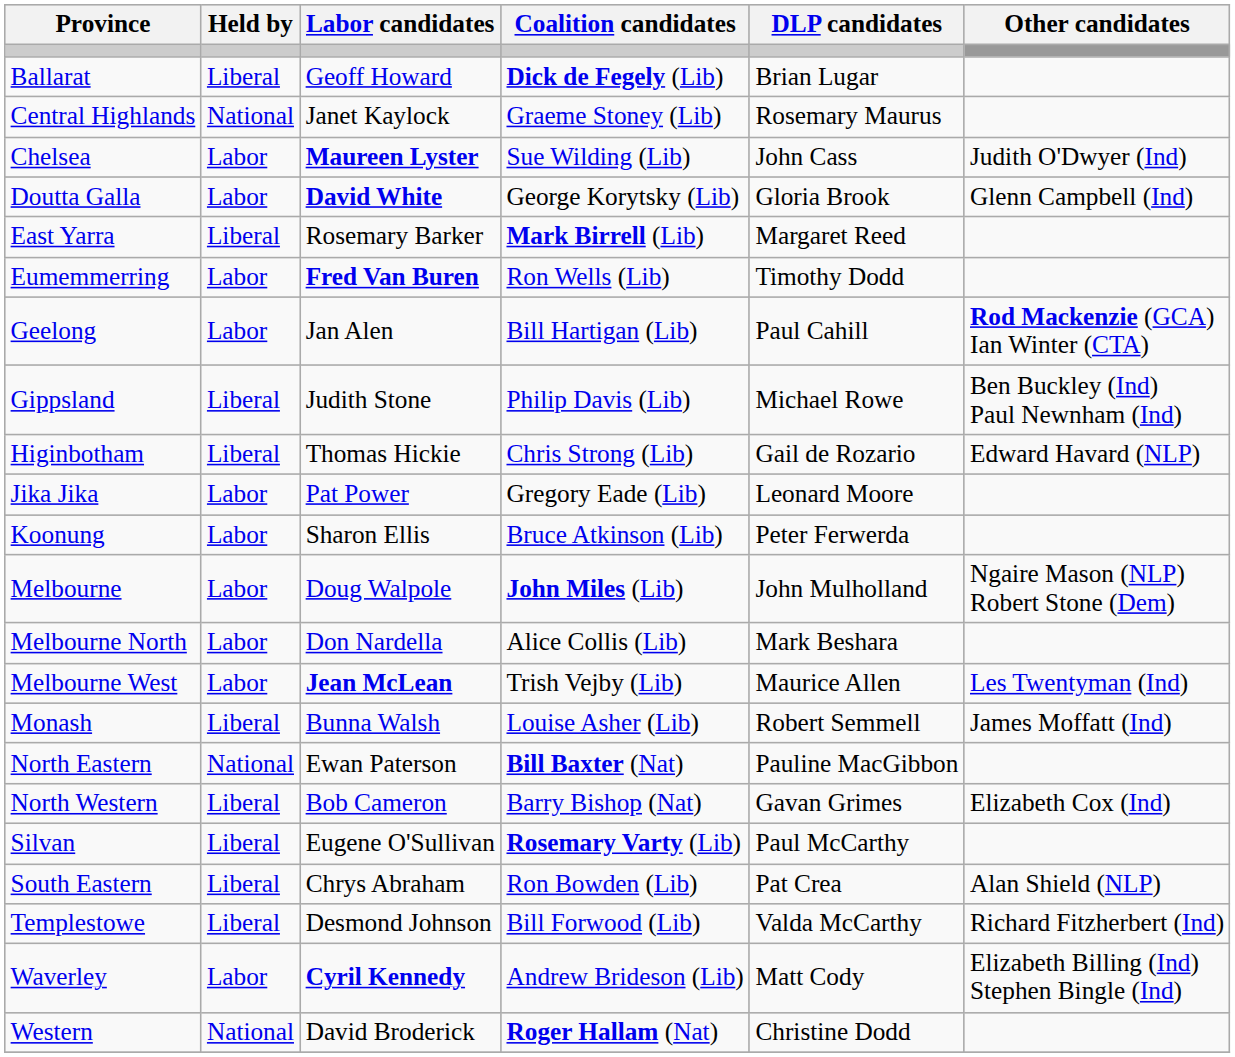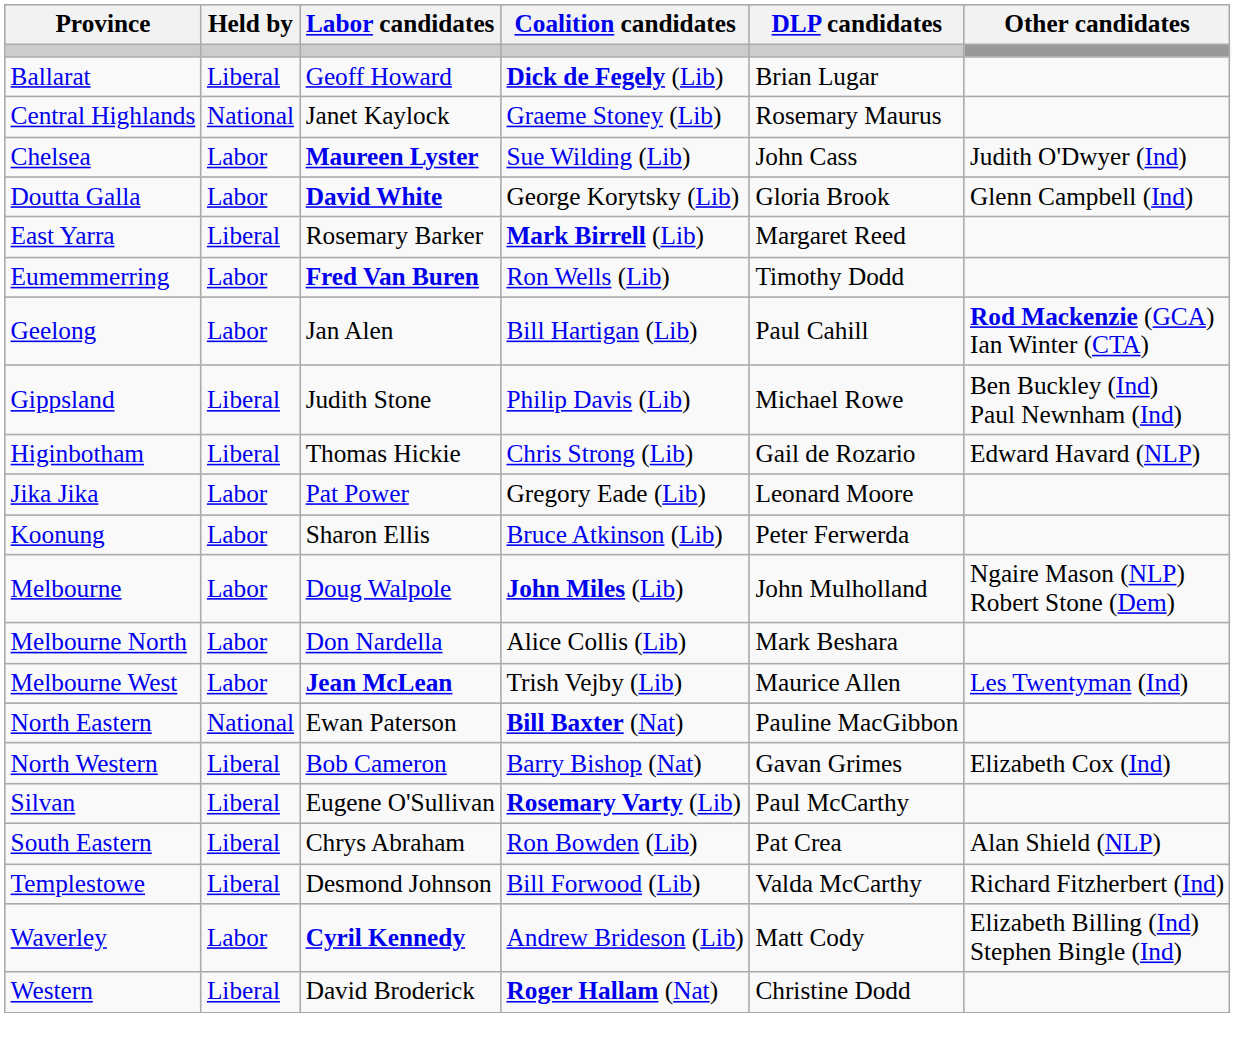- row: (51, 722)
(250, 1031) National -> (243, 991) Liberal
